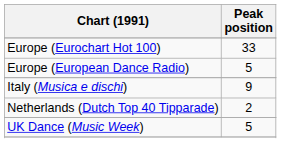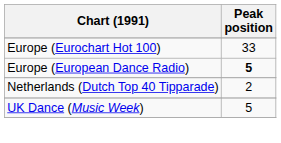(249, 68) normal -> (249, 68) bold
- row: (67, 87)
